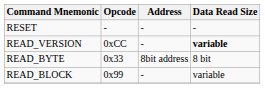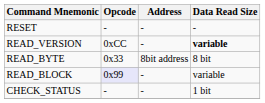(113, 75) no background -> (113, 75) lavender background
+ row: (44, 91)
